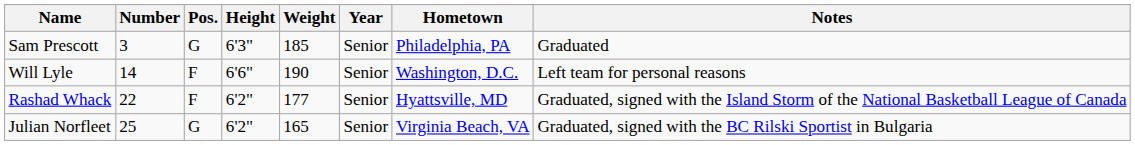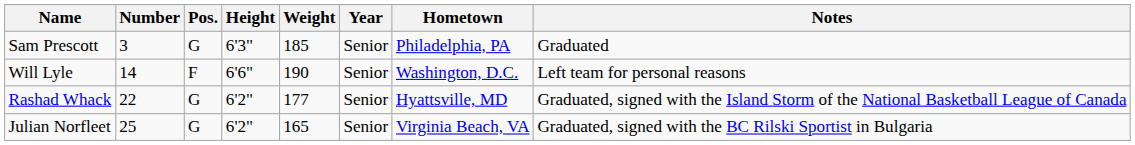(193, 99) F -> (194, 99) G
